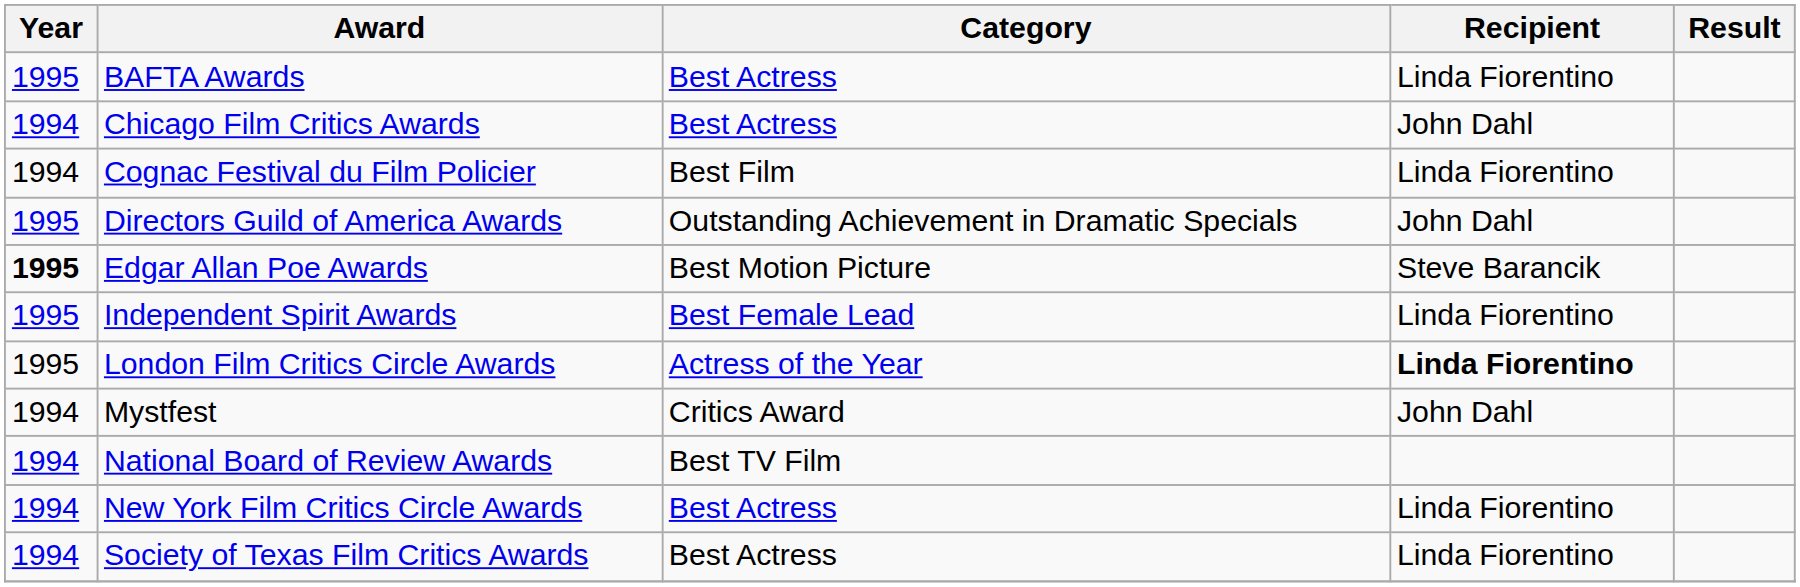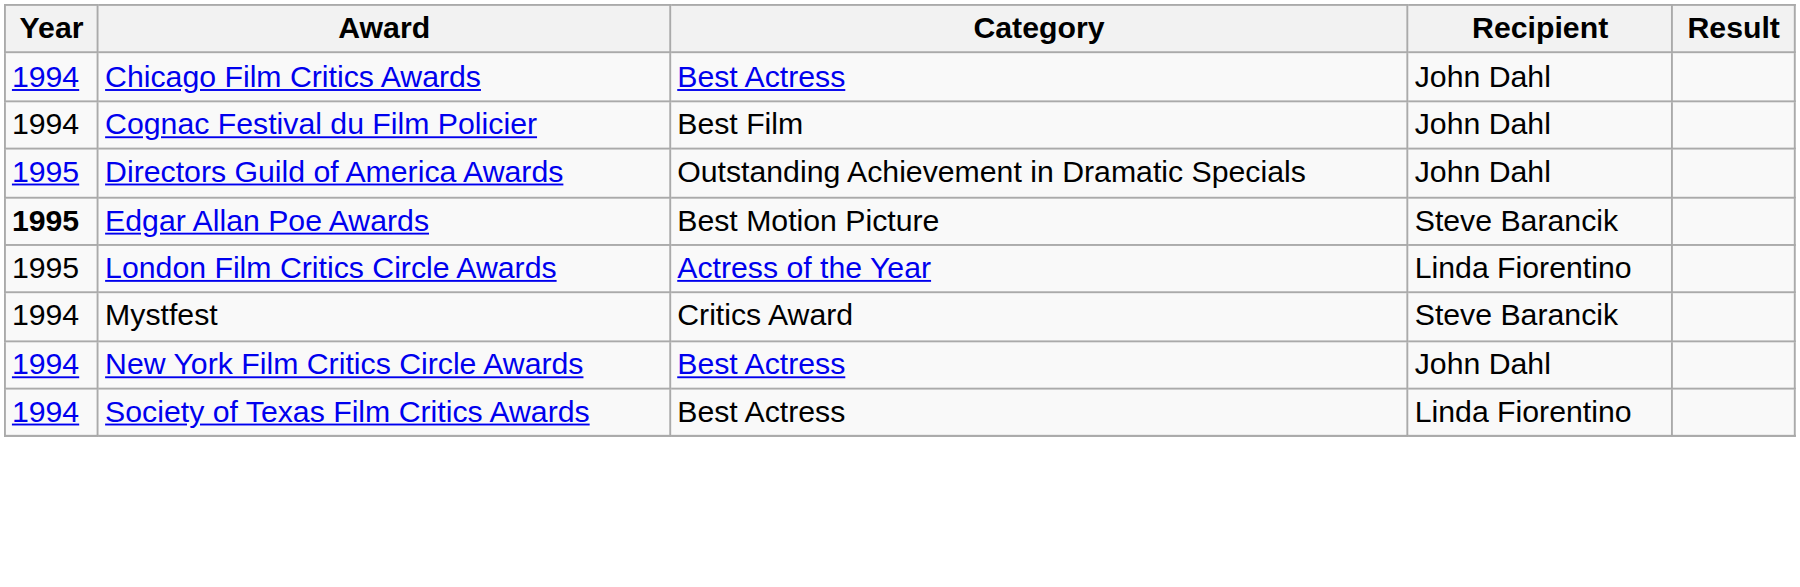- row: (204, 76)
(1505, 172) Linda Fiorentino -> (1483, 124) John Dahl
- row: (280, 316)
(1515, 364) bold -> (1523, 268) normal
(1465, 412) John Dahl -> (1516, 316) Steve Barancik
- row: (328, 460)
(1505, 508) Linda Fiorentino -> (1483, 364) John Dahl
